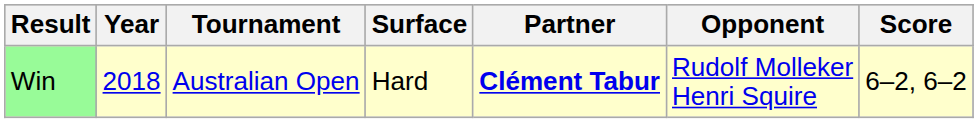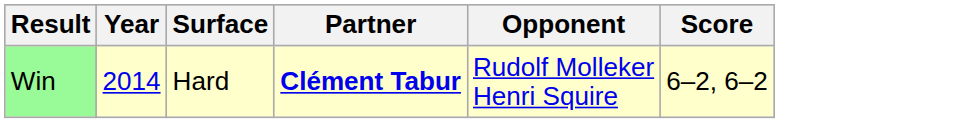- column: (266, 25)
(132, 81) 2018 -> (132, 81) 2014
